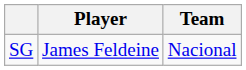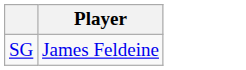- column: (202, 19)
